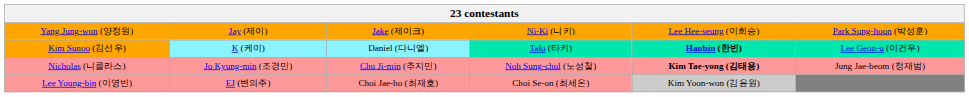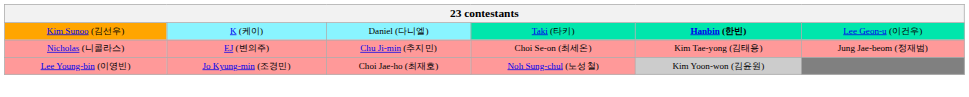- row: (87, 31)
(248, 66) Jo Kyung-min (조경민) -> (247, 48) EJ (변의주)
(551, 66) Noh Sung-chul (노성철) -> (553, 48) Choi Se-on (최세온)
(714, 66) bold -> (718, 48) normal
(248, 83) EJ (변의주) -> (247, 66) Jo Kyung-min (조경민)
(551, 83) Choi Se-on (최세온) -> (553, 66) Noh Sung-chul (노성철)
